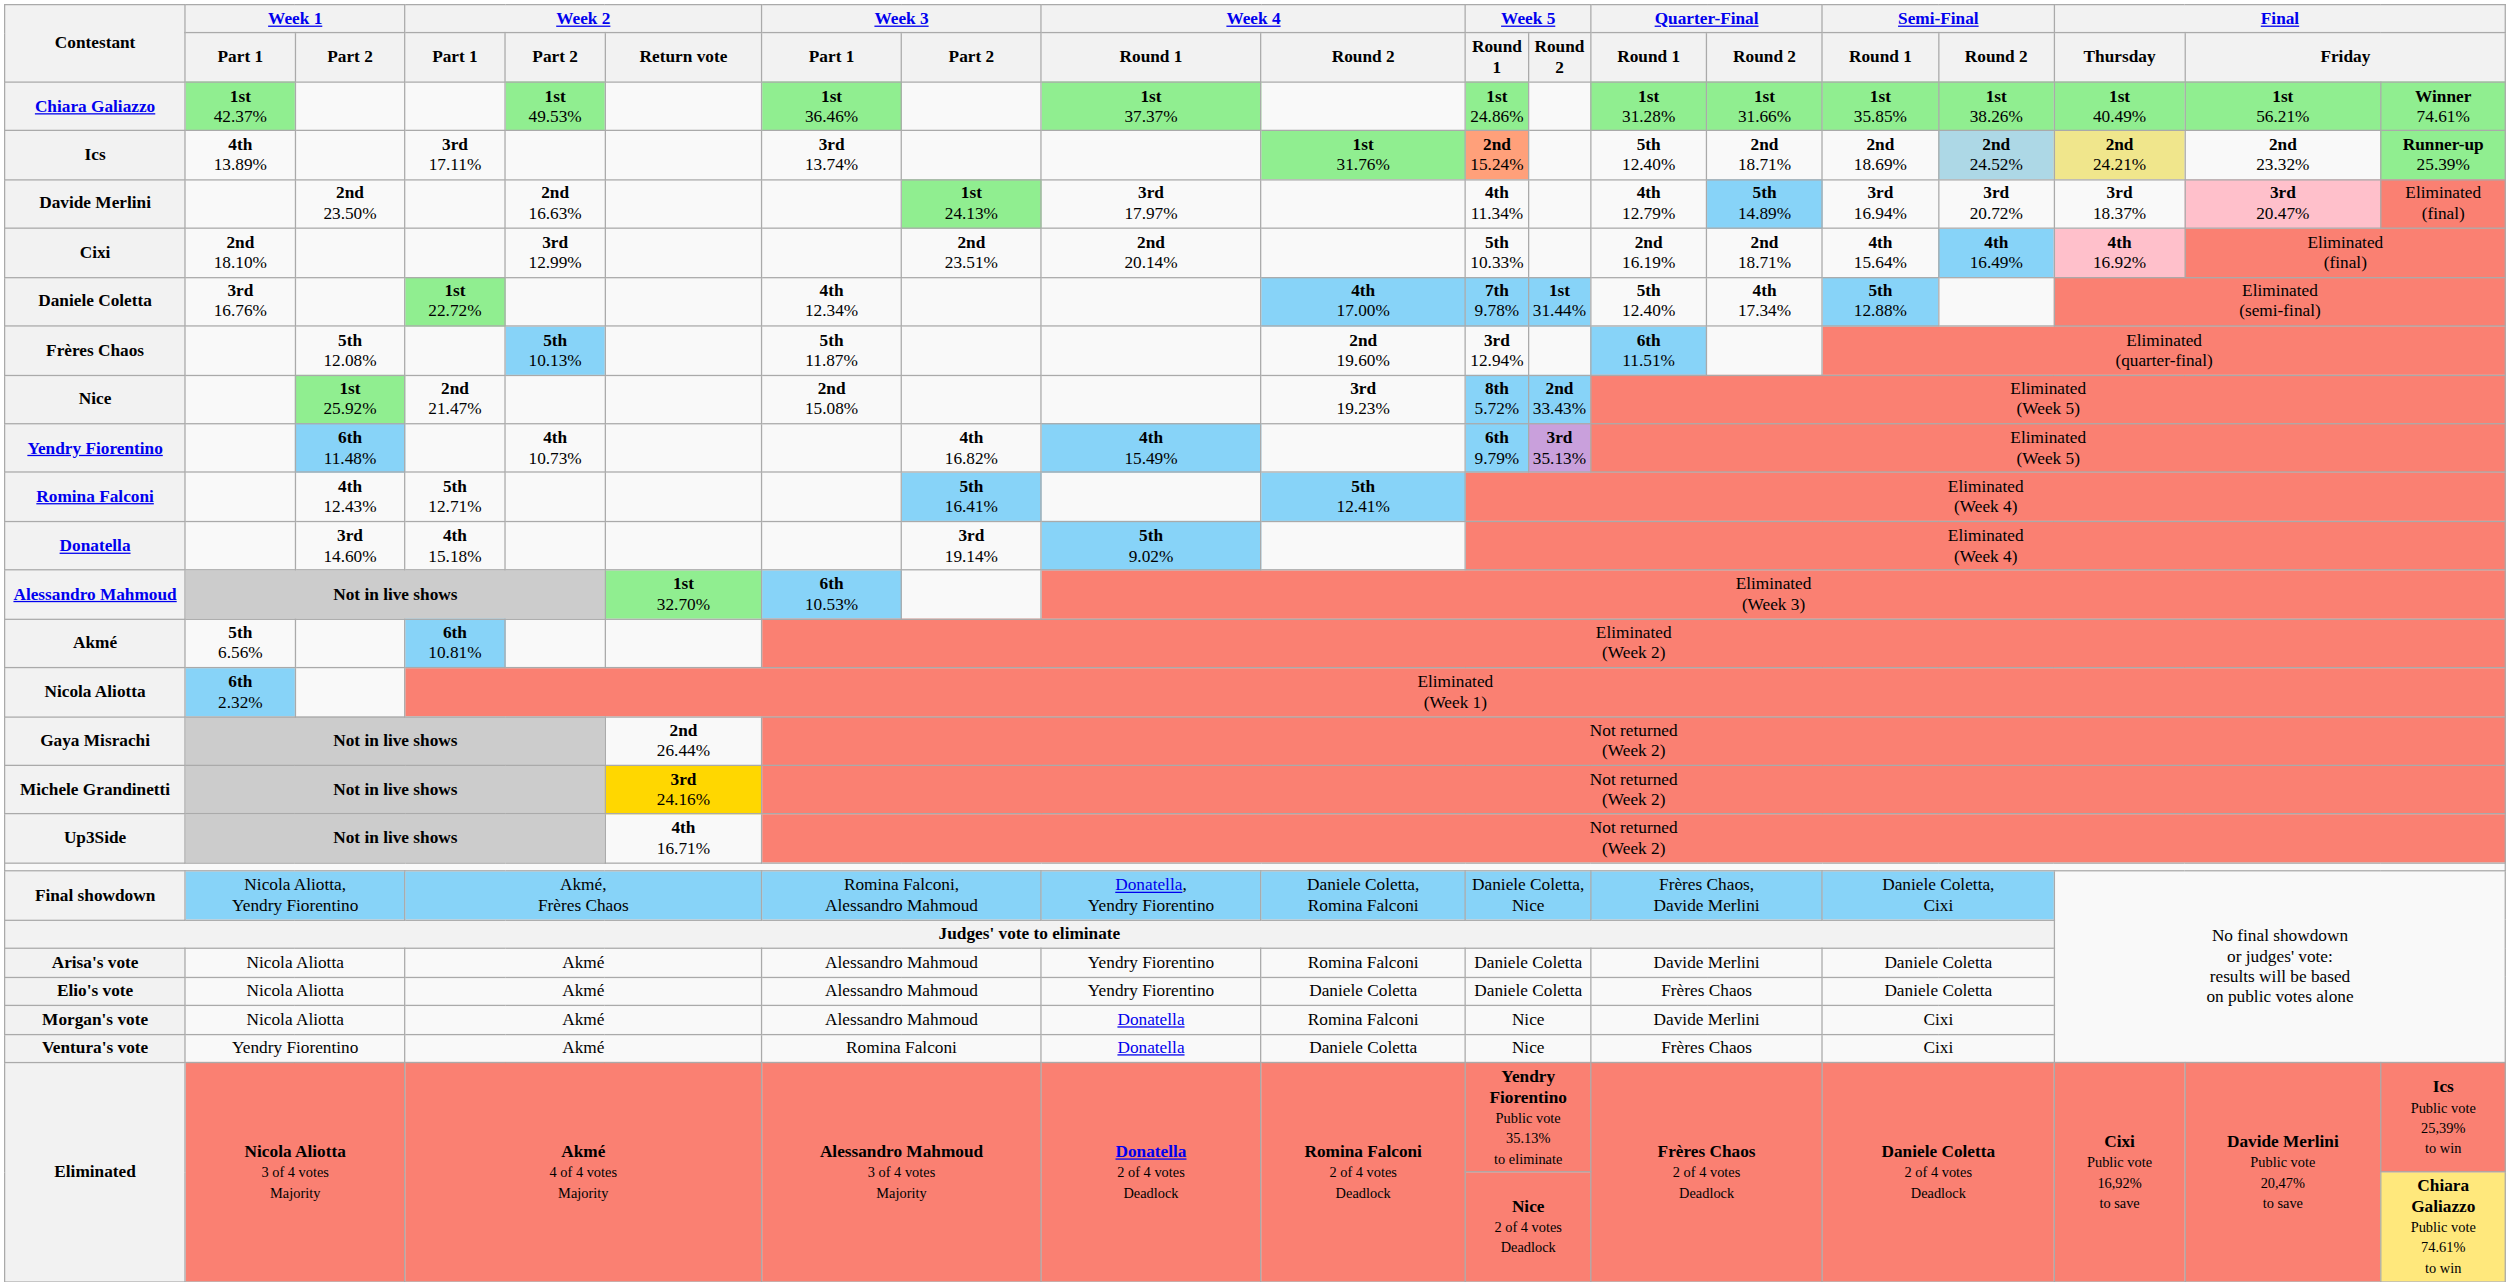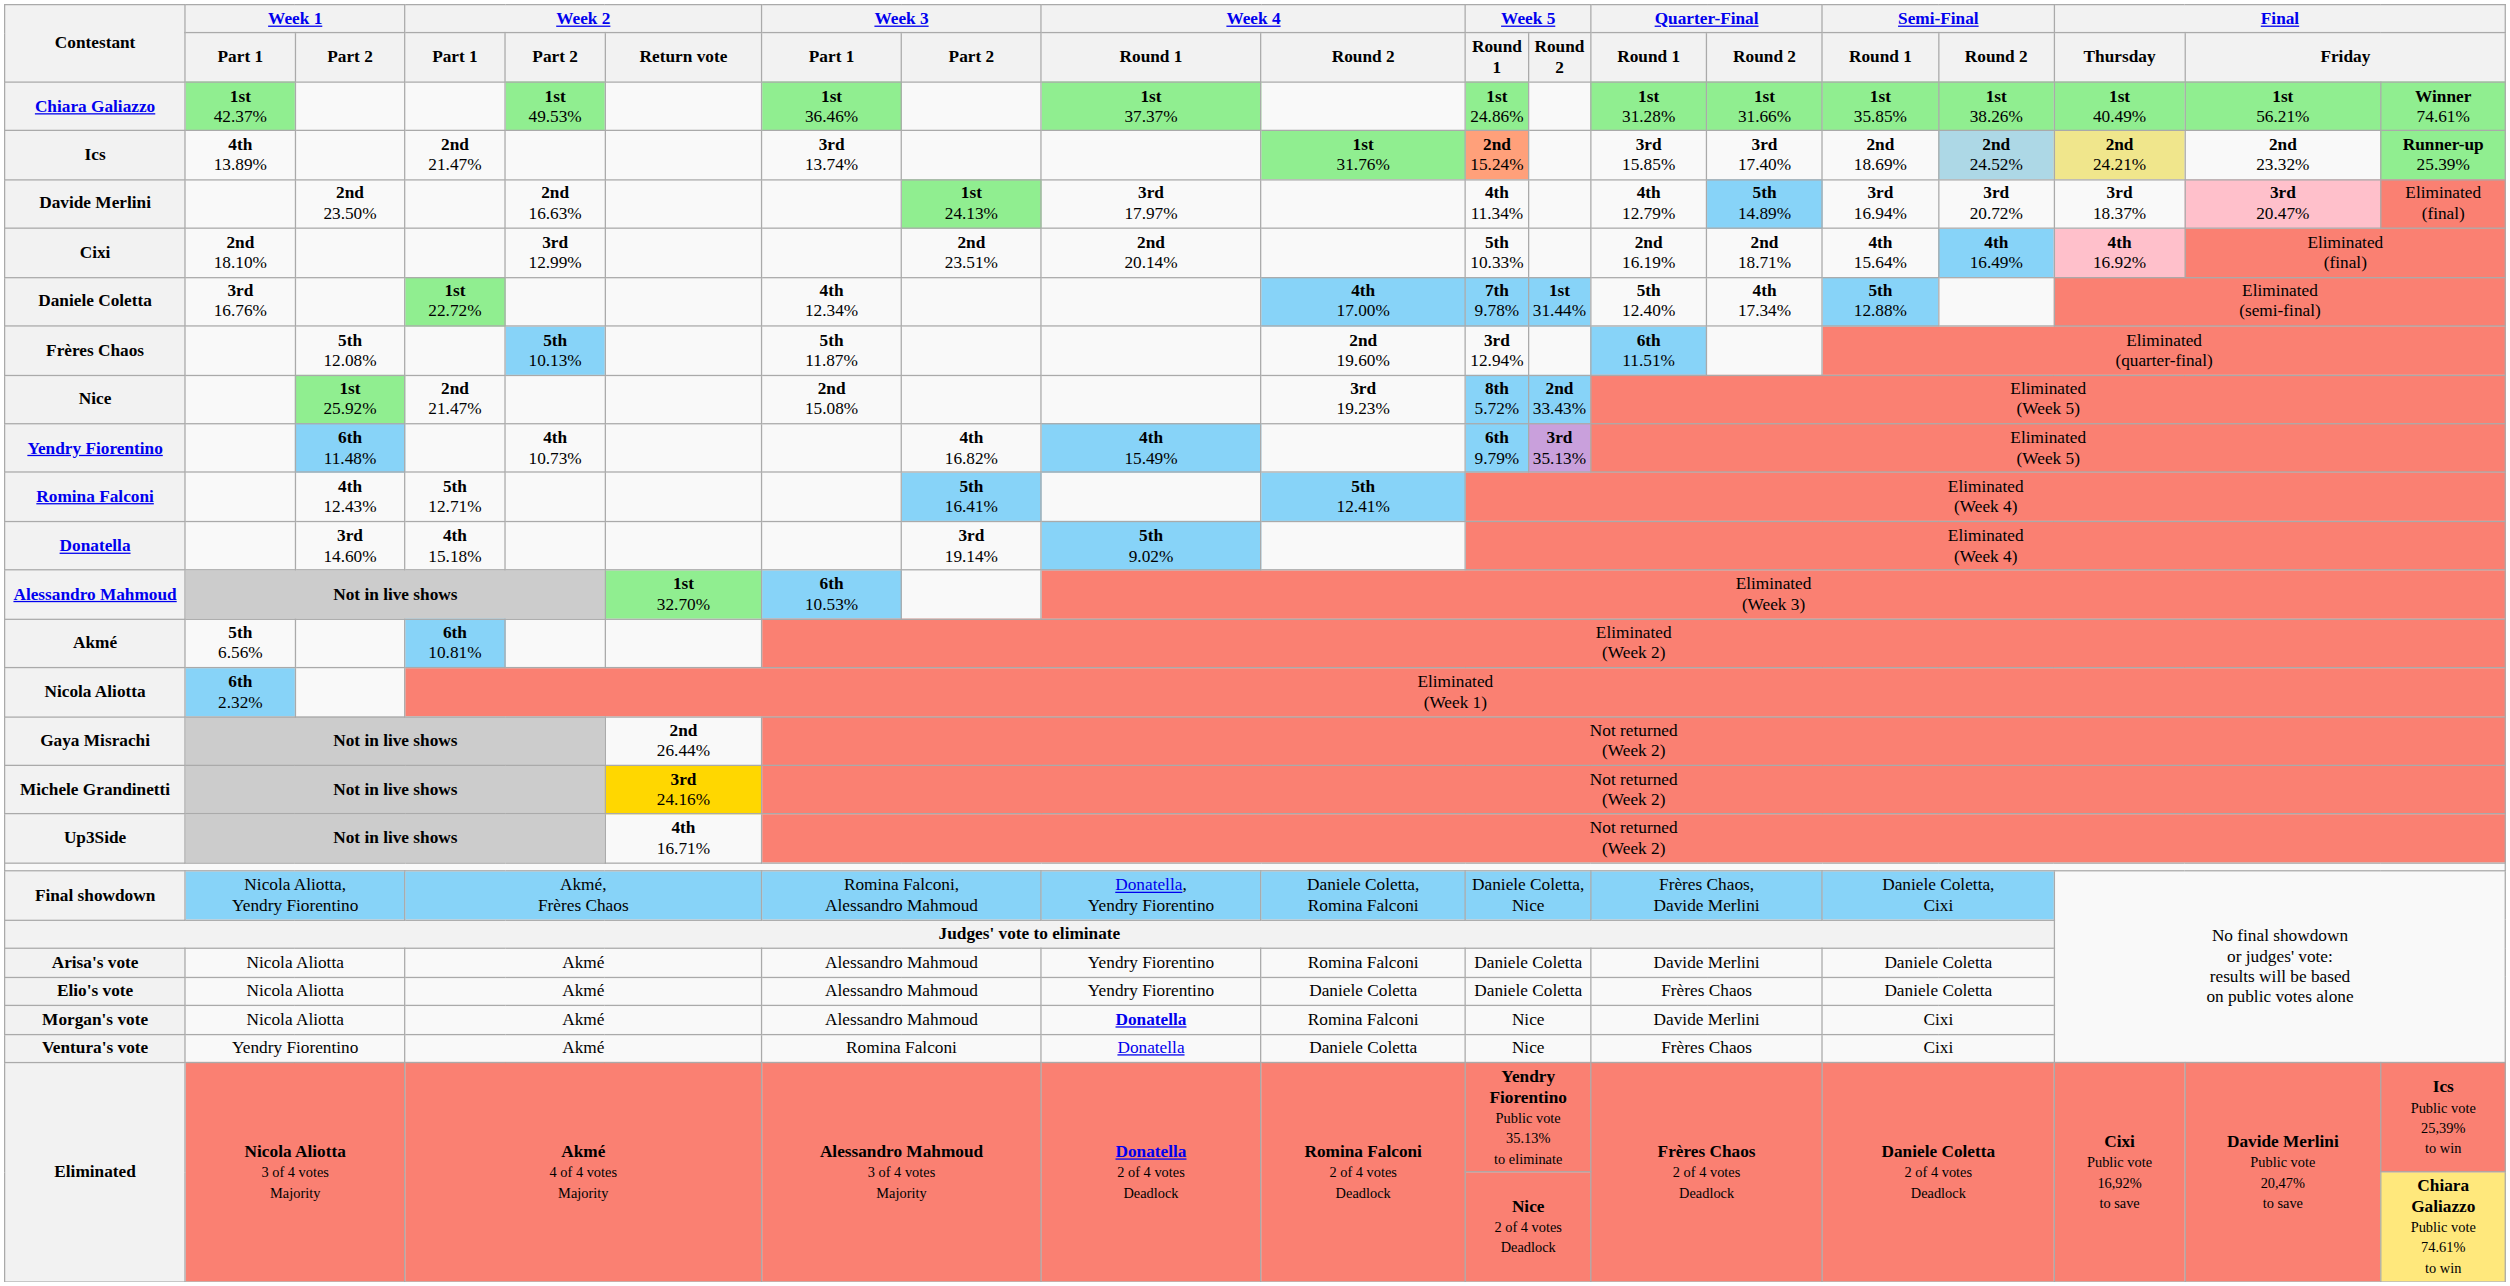(455, 154) 3rd 17.11% -> (455, 154) 2nd 21.47%
(1649, 154) 5th 12.40% -> (1649, 154) 3rd 15.85%
(1765, 154) 2nd 18.71% -> (1765, 154) 3rd 17.40%
(1151, 1019) normal -> (1151, 1019) bold
